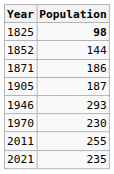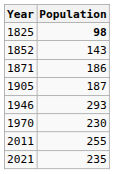(97, 50) 144 -> (97, 50) 143
